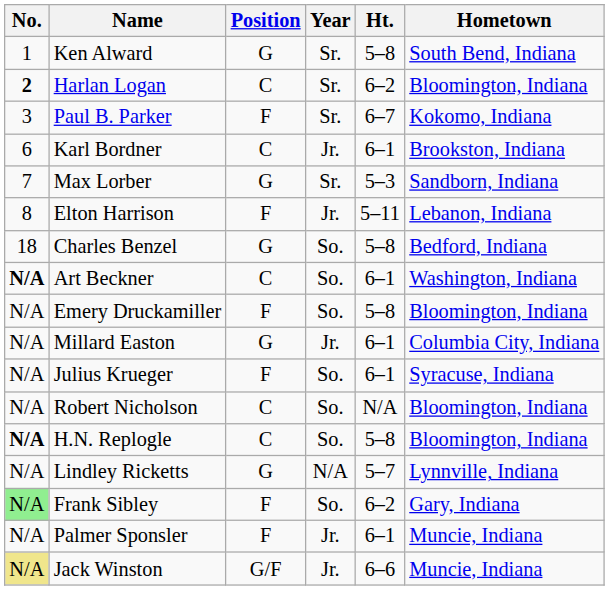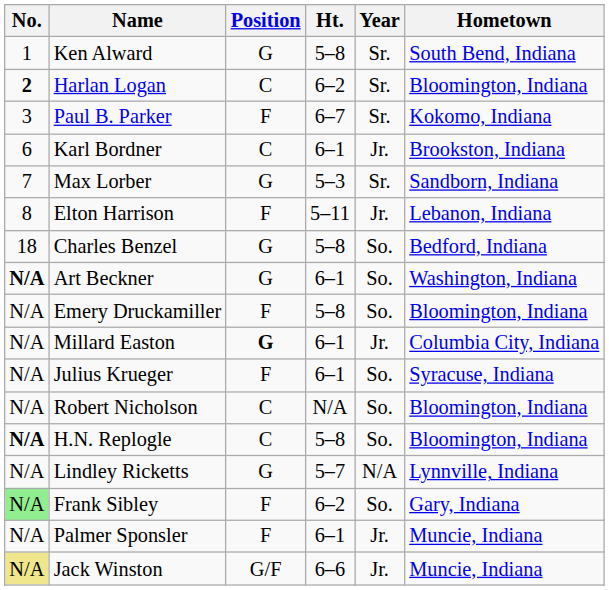columns swapped: (380, 20) <-> (330, 20)
(266, 278) C -> (266, 278) G
(266, 342) normal -> (266, 342) bold
